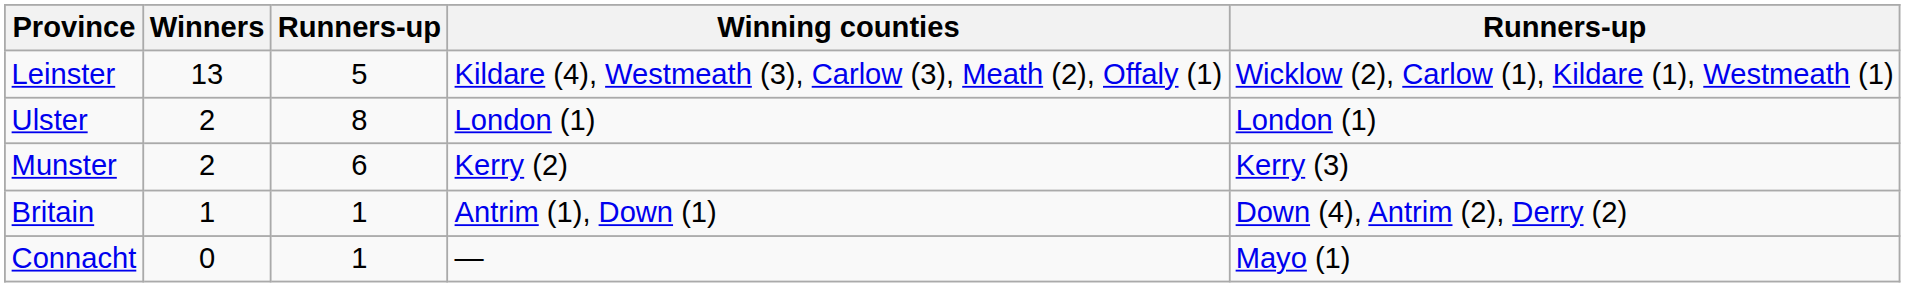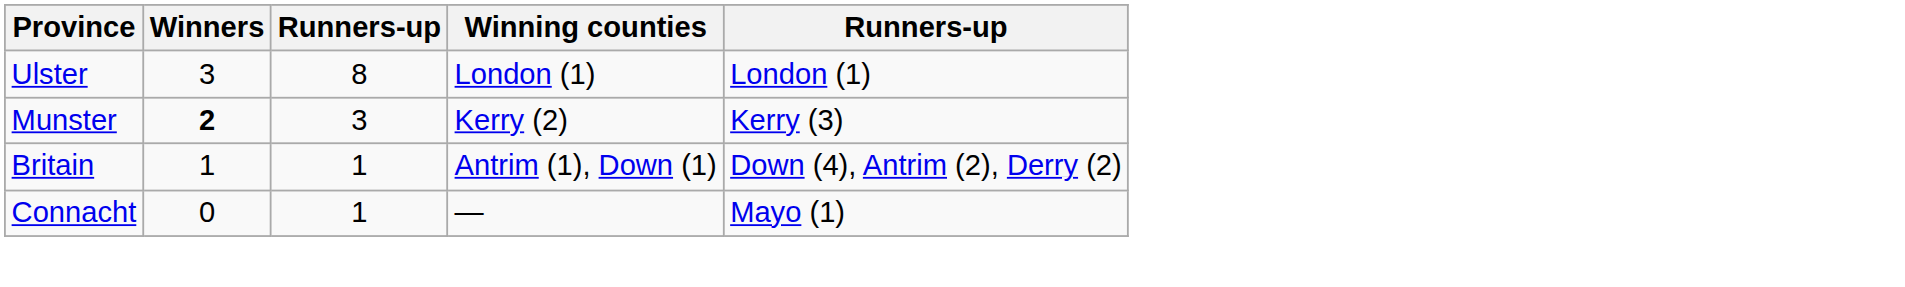- row: (63, 73)
(207, 119) 2 -> (207, 73) 3
(207, 166) normal -> (207, 119) bold
(359, 166) 6 -> (359, 119) 3
